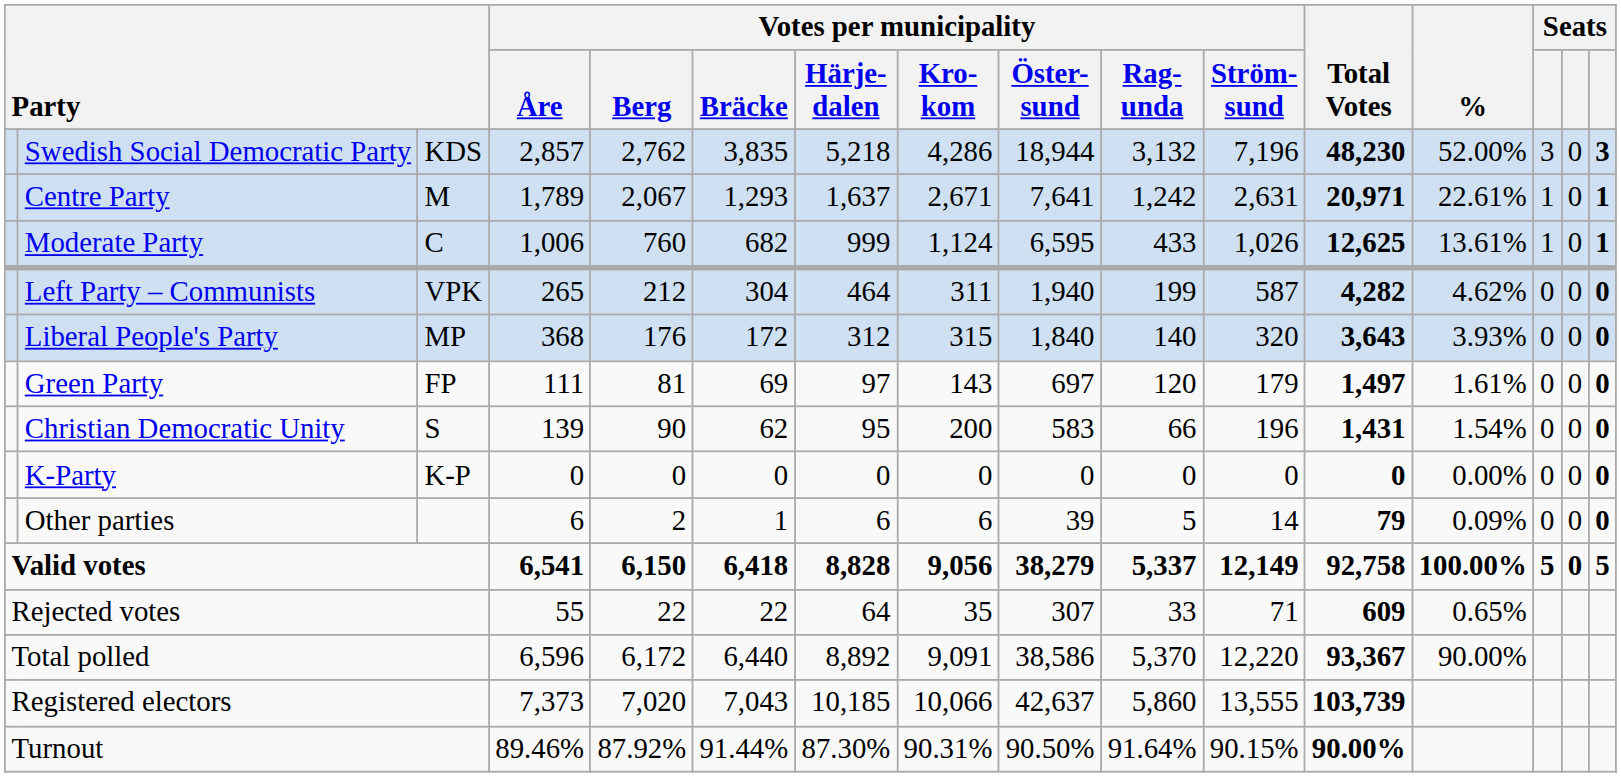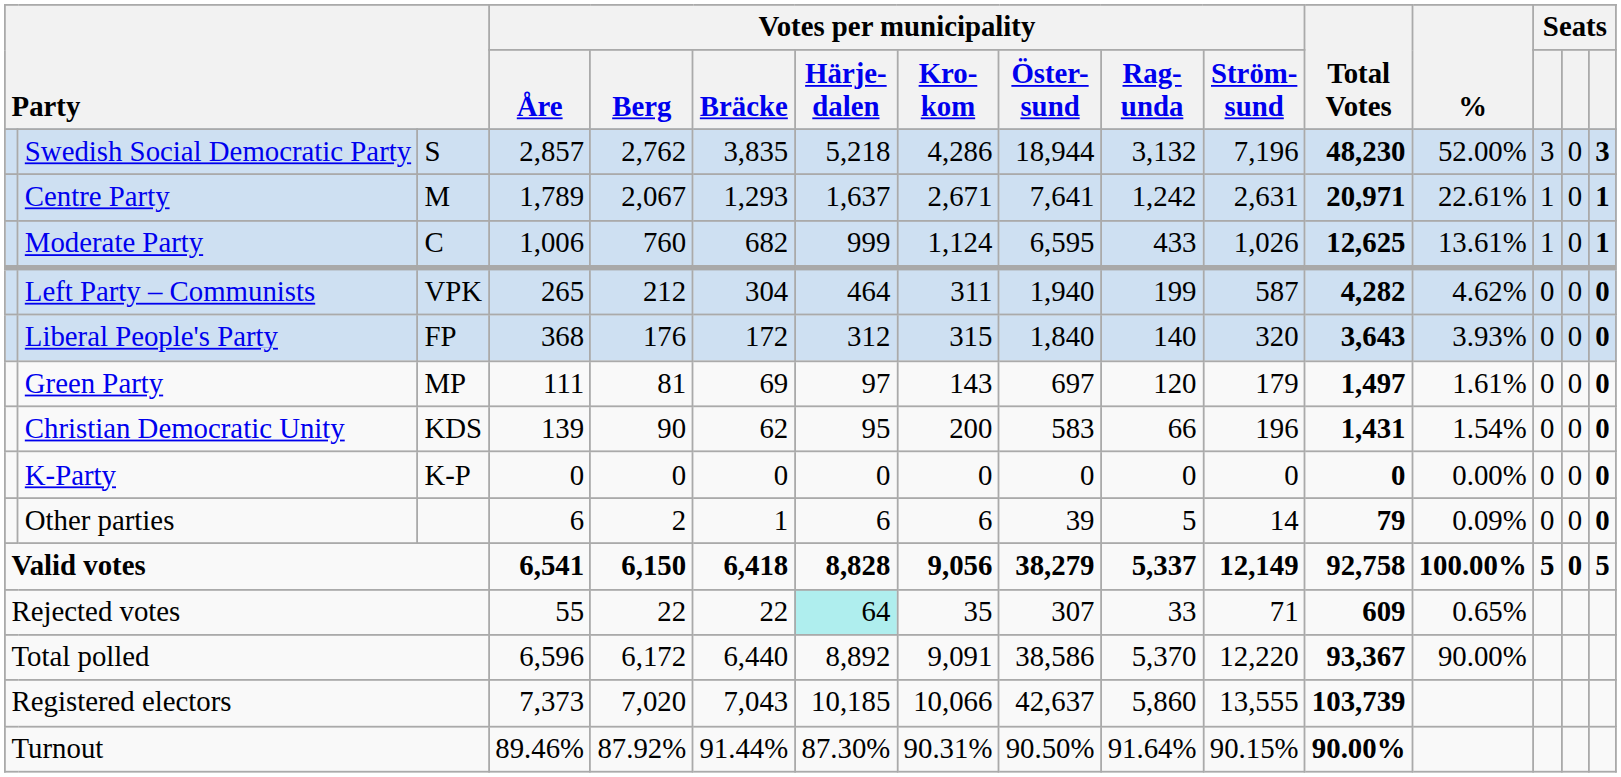(453, 151) KDS -> (432, 151) S
(445, 337) MP -> (440, 337) FP
(440, 383) FP -> (445, 383) MP
(432, 428) S -> (453, 428) KDS
(876, 611) no background -> (876, 611) paleturquoise background
